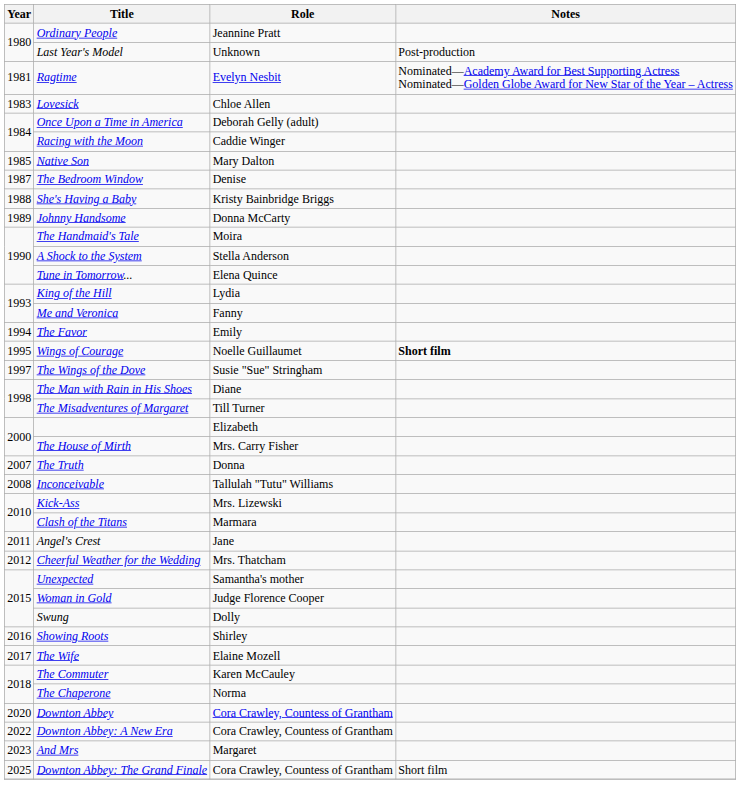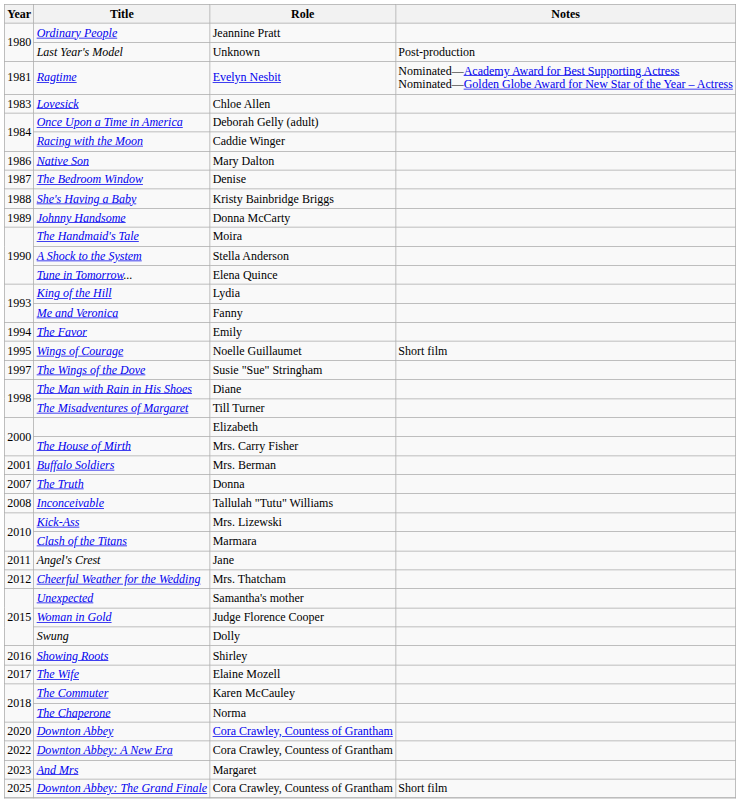(19, 160) 1985 -> (19, 160) 1986
(425, 351) bold -> (423, 351) normal
+ row: (76, 465)
